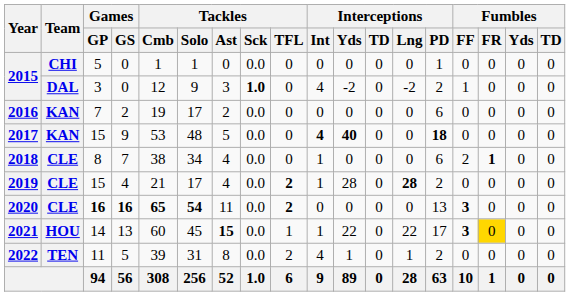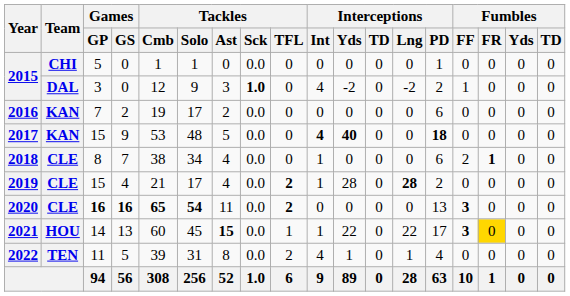(439, 254) 2 -> (439, 254) 4
